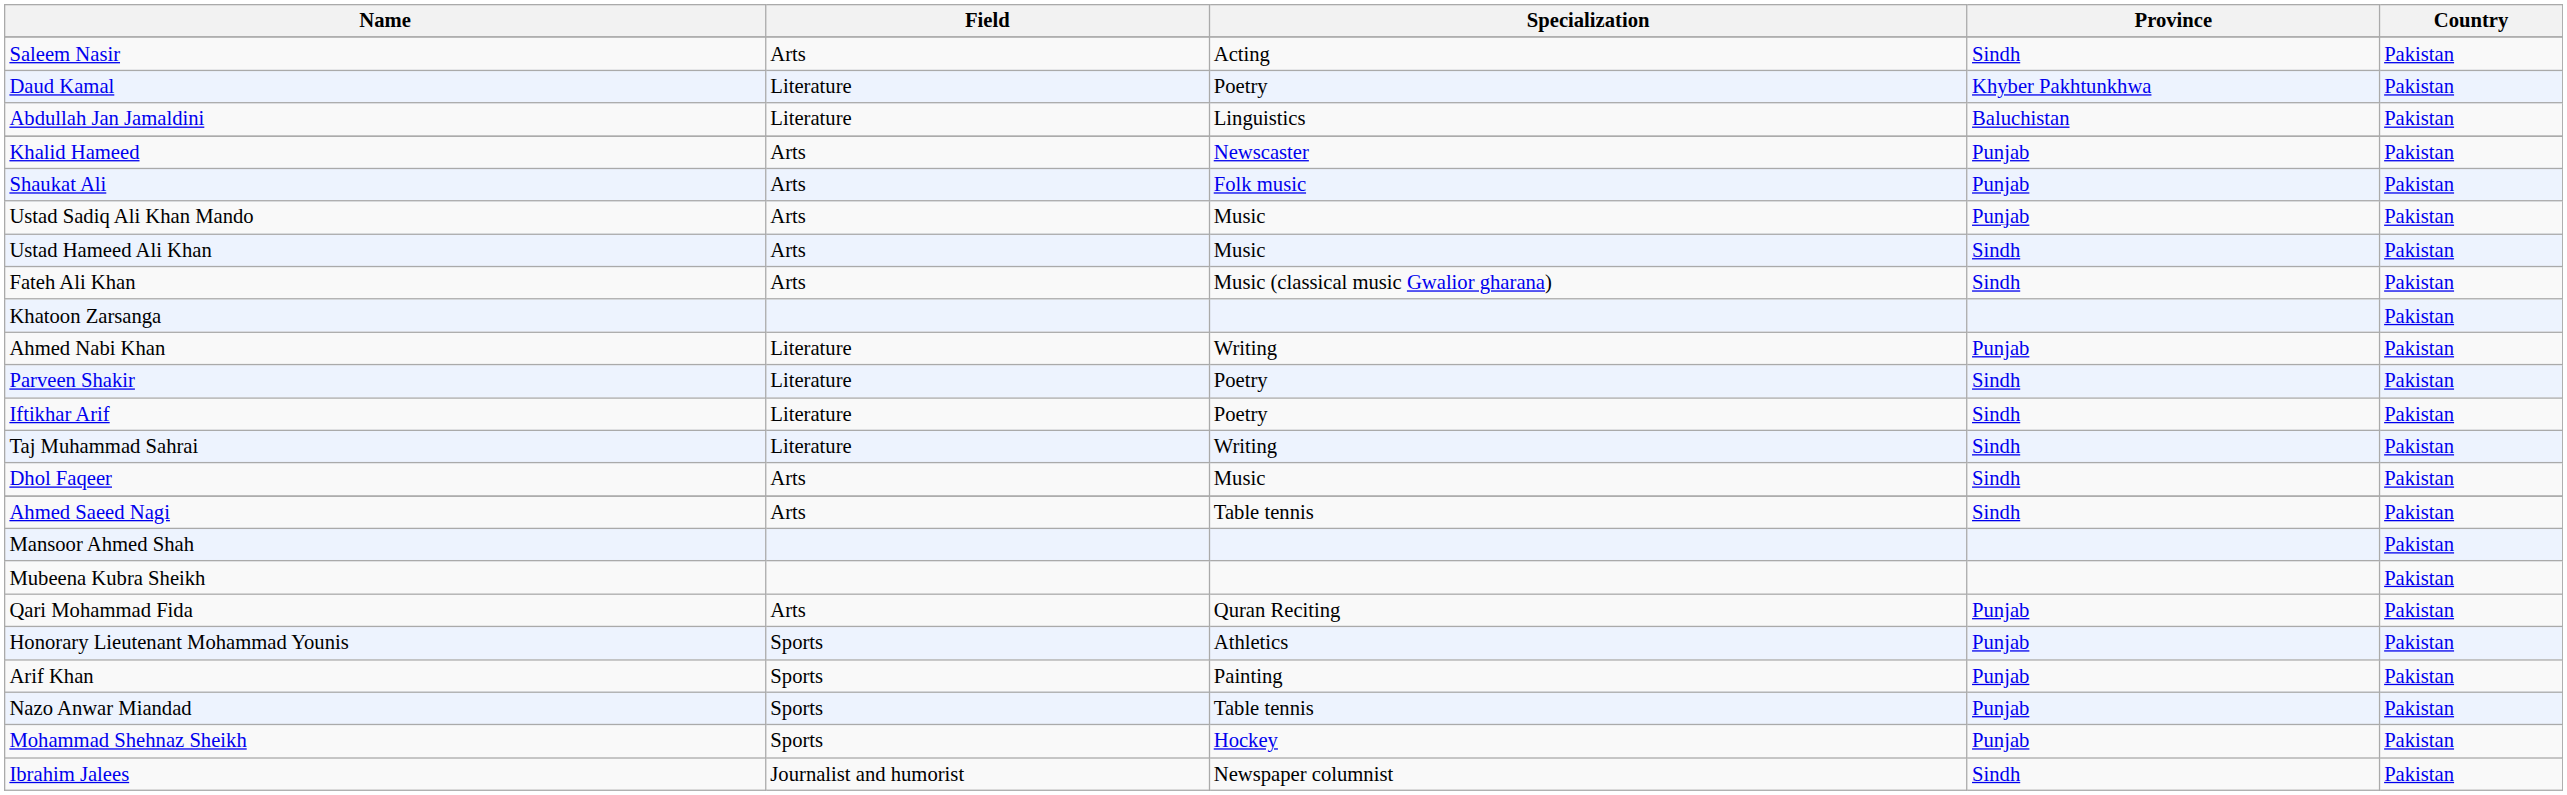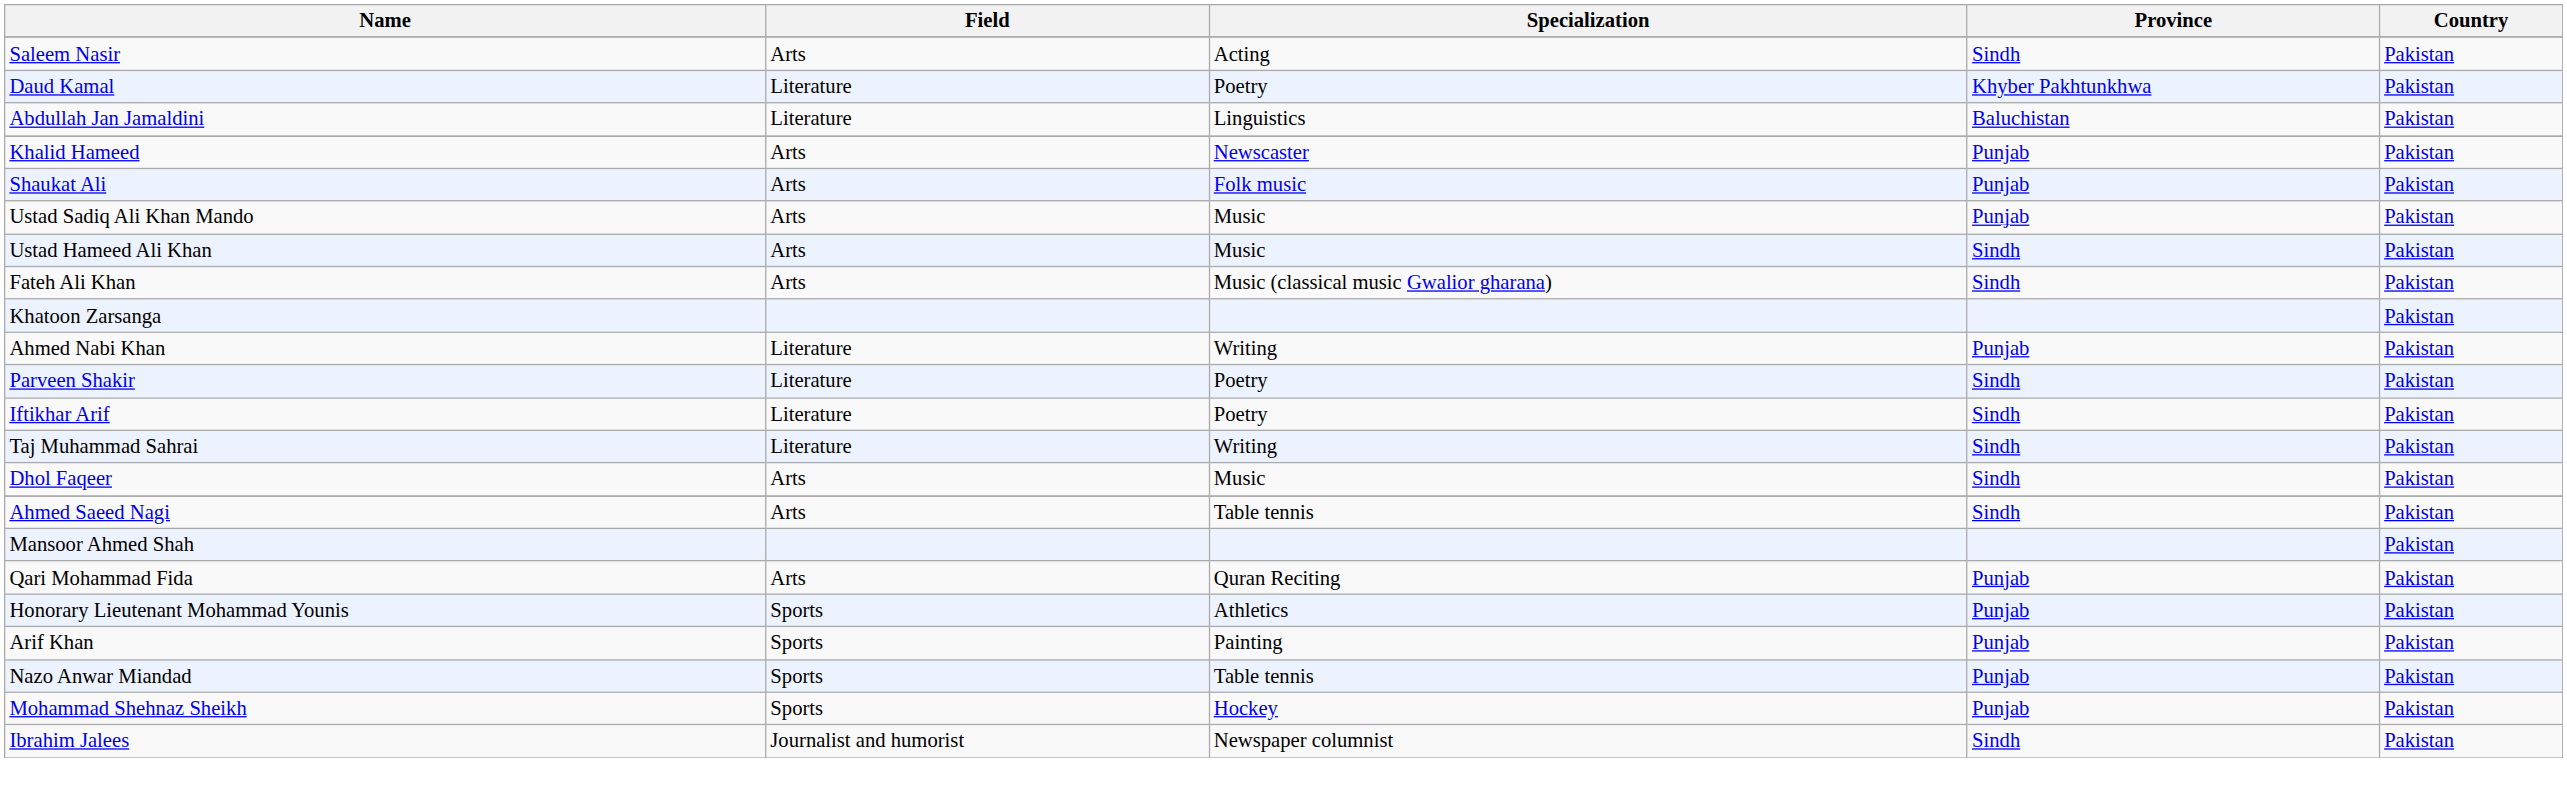- row: (107, 577)
